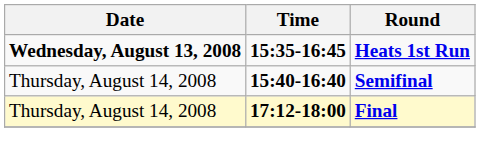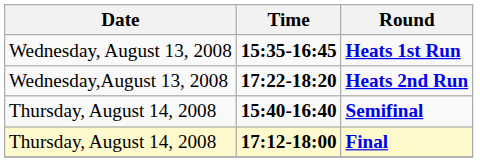(125, 50) bold -> (120, 50) normal
+ row: (407, 80)
